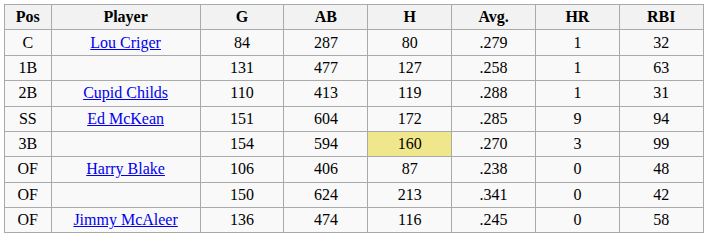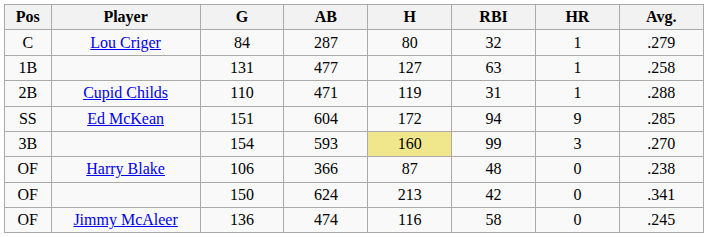columns swapped: (494, 17) <-> (661, 17)
(326, 93) 413 -> (326, 93) 471
(326, 144) 594 -> (326, 144) 593
(326, 169) 406 -> (326, 169) 366
